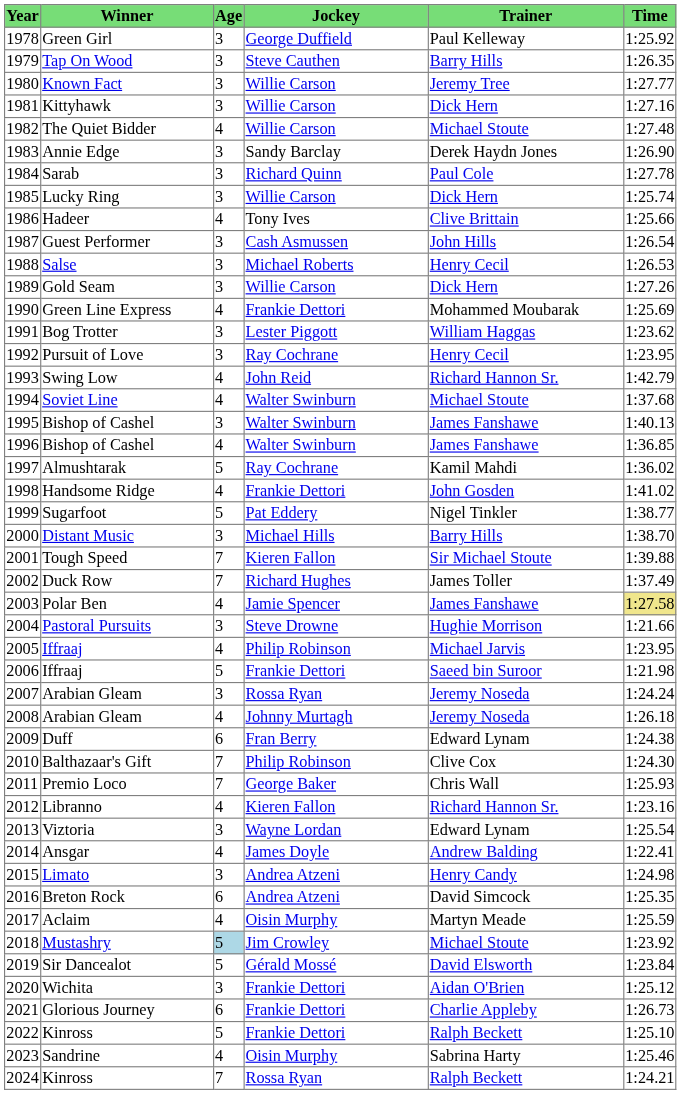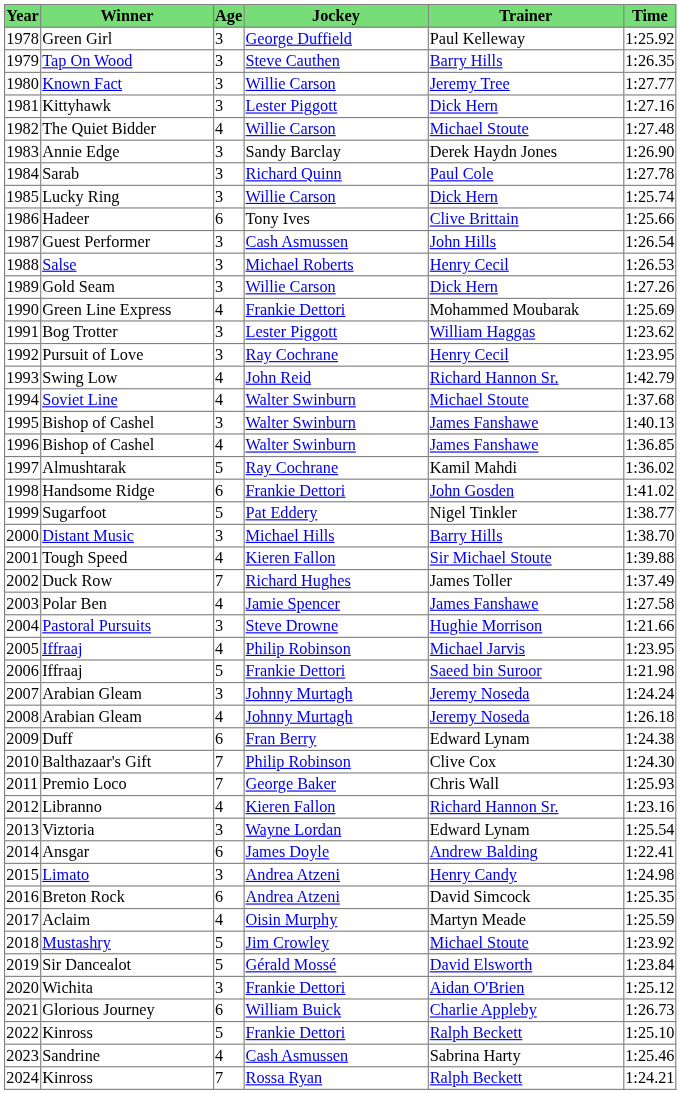(291, 106) Willie Carson -> (291, 106) Lester Piggott
(219, 219) 4 -> (219, 219) 6
(219, 490) 4 -> (219, 490) 6
(219, 558) 7 -> (219, 558) 4
(650, 603) khaki background -> (650, 603) no background
(284, 693) Rossa Ryan -> (299, 693) Johnny Murtagh
(219, 852) 4 -> (219, 852) 6
(219, 942) lightblue background -> (219, 942) no background
(295, 1010) Frankie Dettori -> (293, 1010) William Buick
(291, 1055) Oisin Murphy -> (297, 1055) Cash Asmussen
